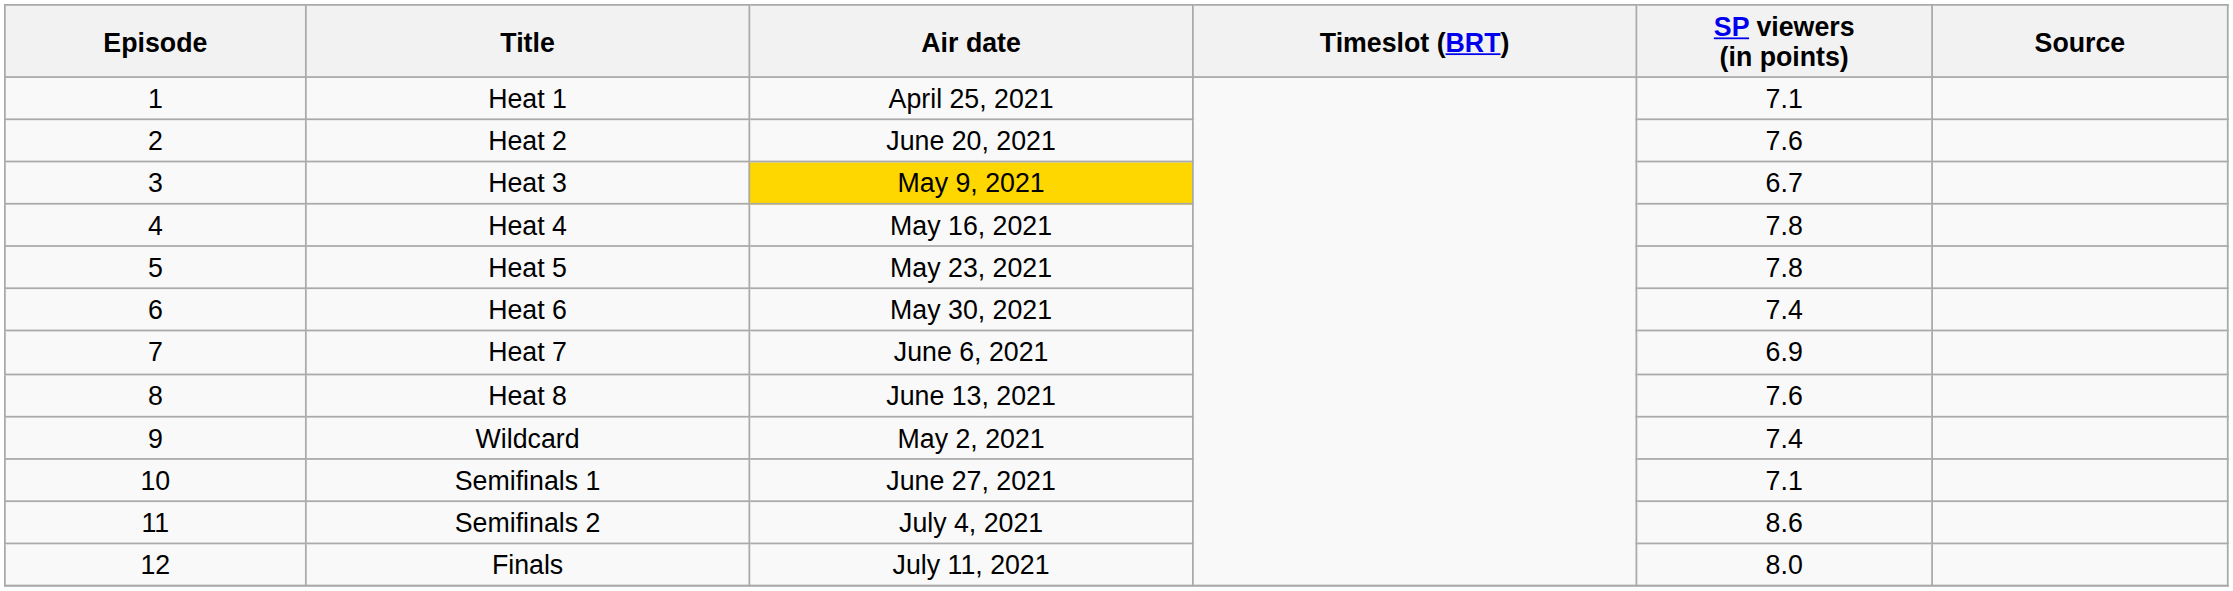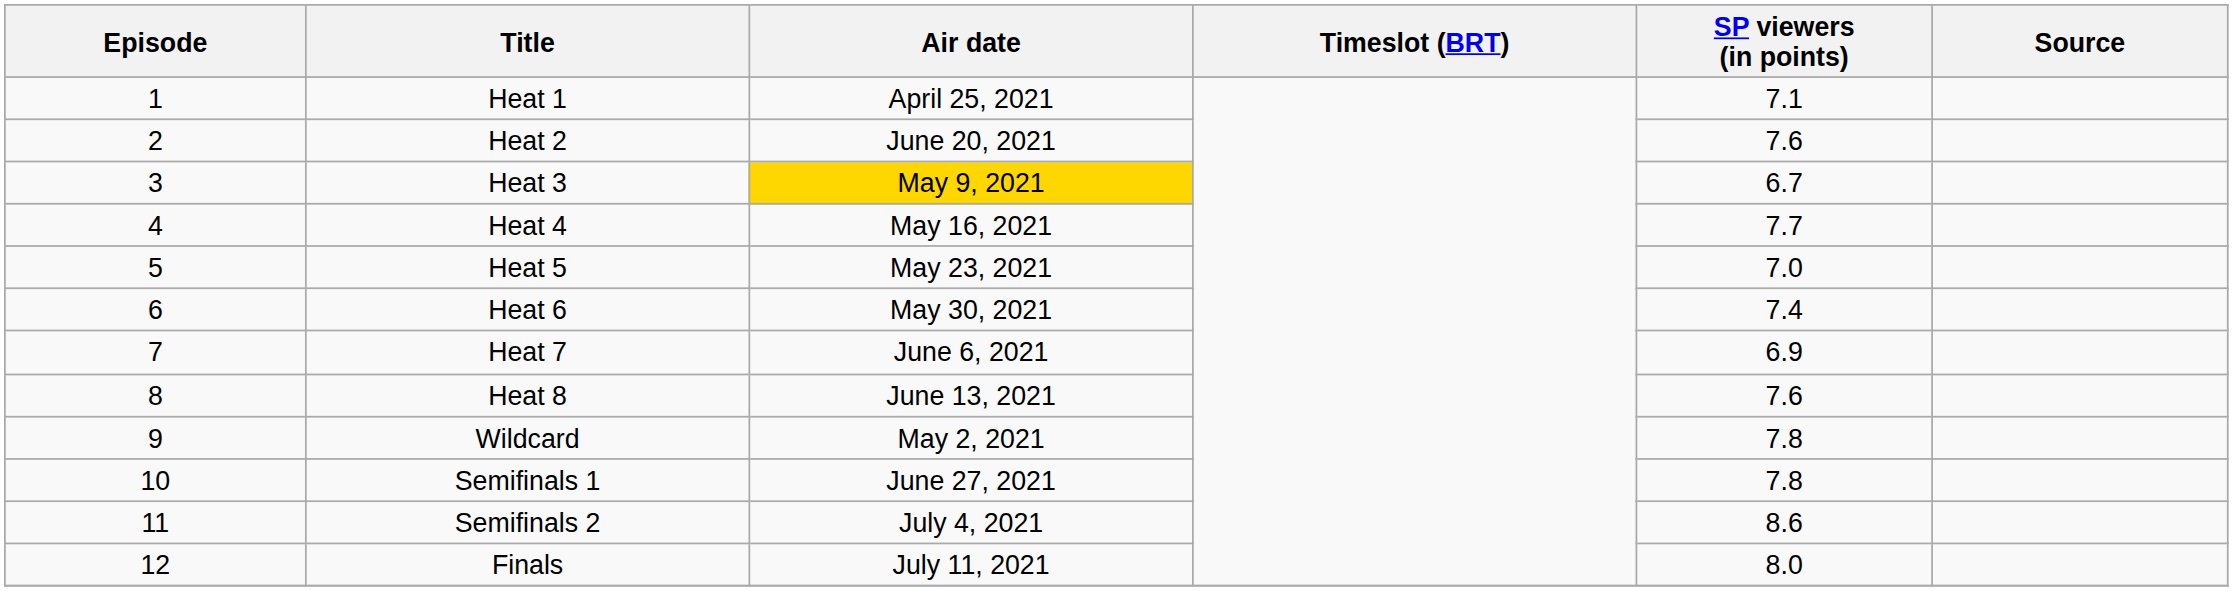(1784, 226) 7.8 -> (1784, 226) 7.7
(1784, 268) 7.8 -> (1784, 268) 7.0
(1784, 437) 7.4 -> (1784, 437) 7.8
(1784, 480) 7.1 -> (1784, 480) 7.8
